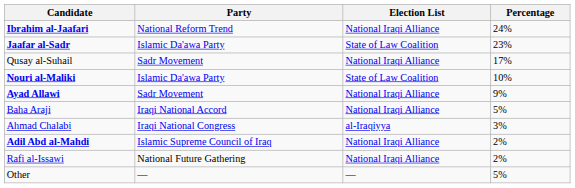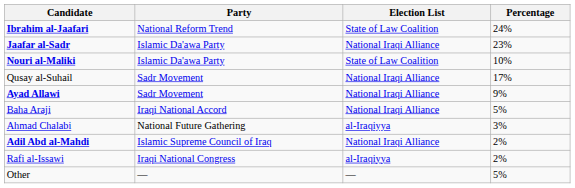(392, 28) National Iraqi Alliance -> (392, 28) State of Law Coalition
(392, 45) State of Law Coalition -> (392, 45) National Iraqi Alliance
rows swapped: (40, 61) <-> (41, 77)
(186, 126) Iraqi National Congress -> (191, 126) National Future Gathering
(191, 158) National Future Gathering -> (186, 158) Iraqi National Congress
(392, 158) National Iraqi Alliance -> (368, 158) al-Iraqiyya
